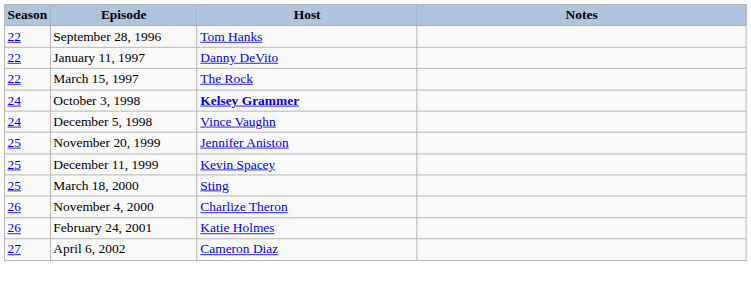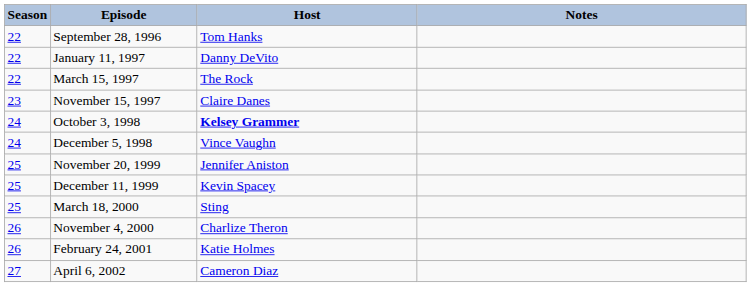+ row: (107, 100)
